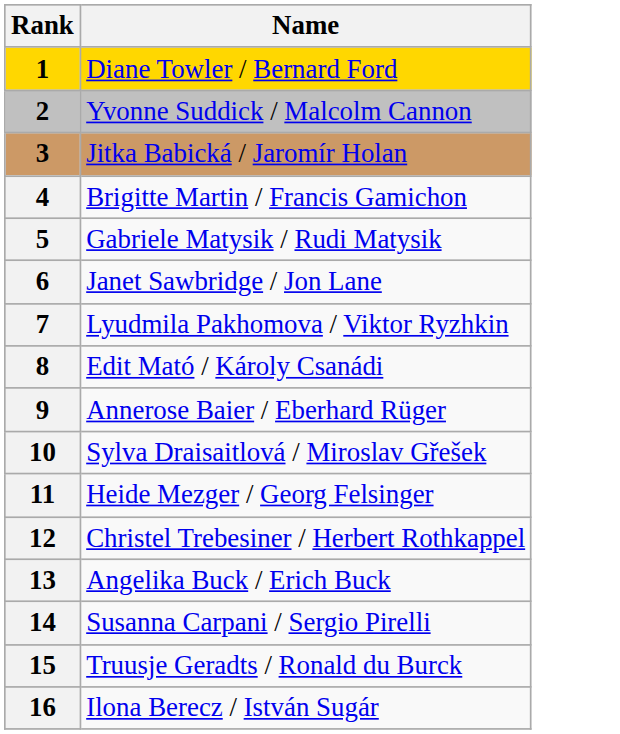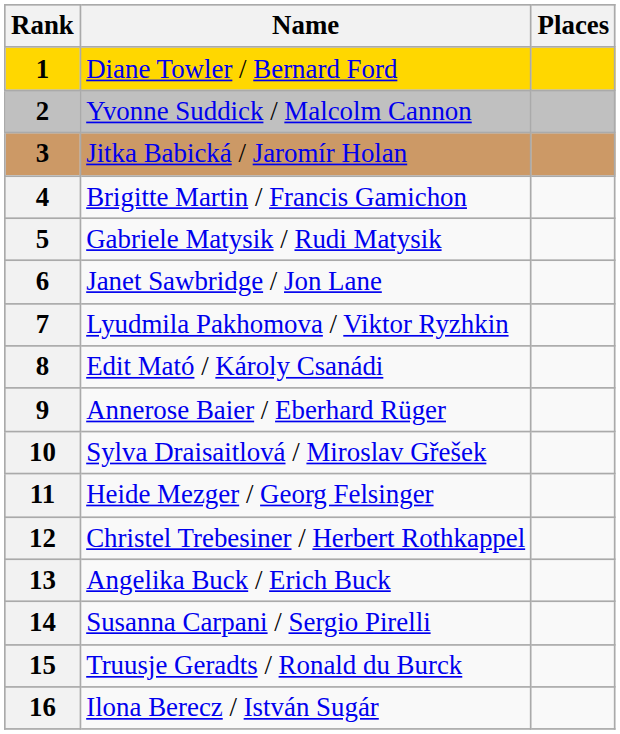+ column: (573, 25)
